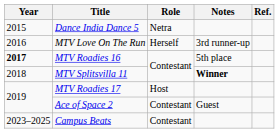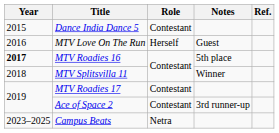(161, 27) Netra -> (171, 27) Contestant
(223, 43) 3rd runner-up -> (207, 43) Guest
(212, 74) bold -> (211, 74) normal
(159, 89) Host -> (171, 89) Contestant
(207, 105) Guest -> (223, 105) 3rd runner-up
(171, 120) Contestant -> (161, 120) Netra
